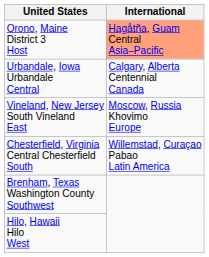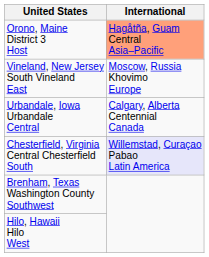rows swapped: (43, 78) <-> (55, 117)
(155, 155) no background -> (155, 155) lavender background
